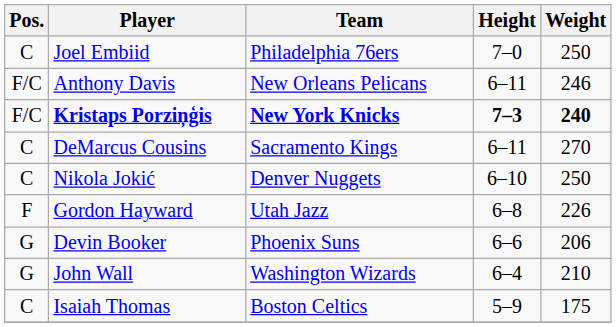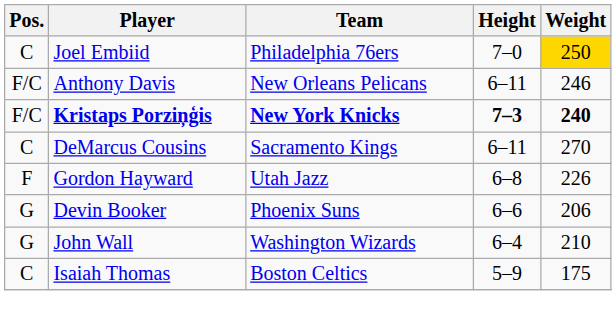(576, 52) no background -> (576, 52) gold background
- row: (104, 178)
